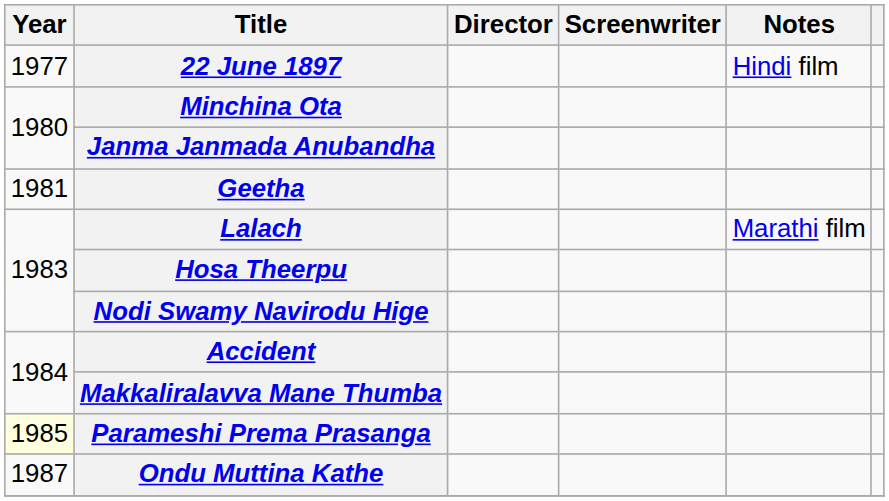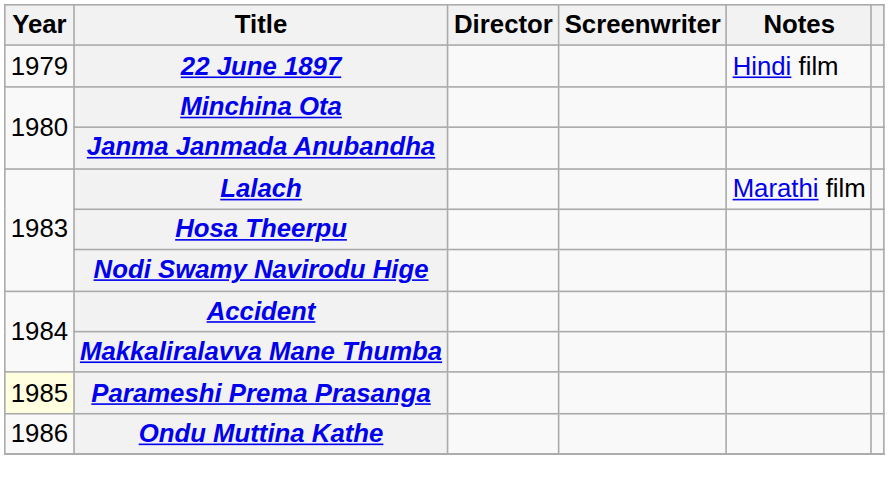(39, 65) 1977 -> (39, 65) 1979
- row: (261, 188)
(39, 474) 1987 -> (39, 433) 1986
